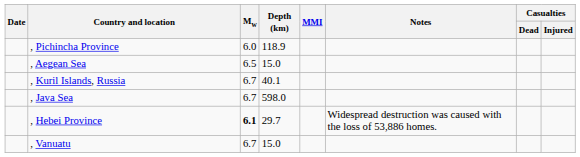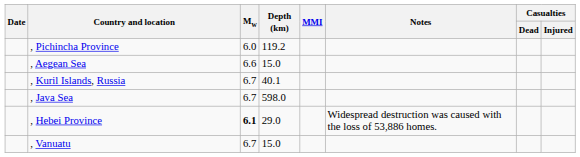(274, 47) 118.9 -> (274, 47) 119.2
(250, 64) 6.5 -> (250, 64) 6.6
(271, 121) 29.7 -> (271, 121) 29.0
